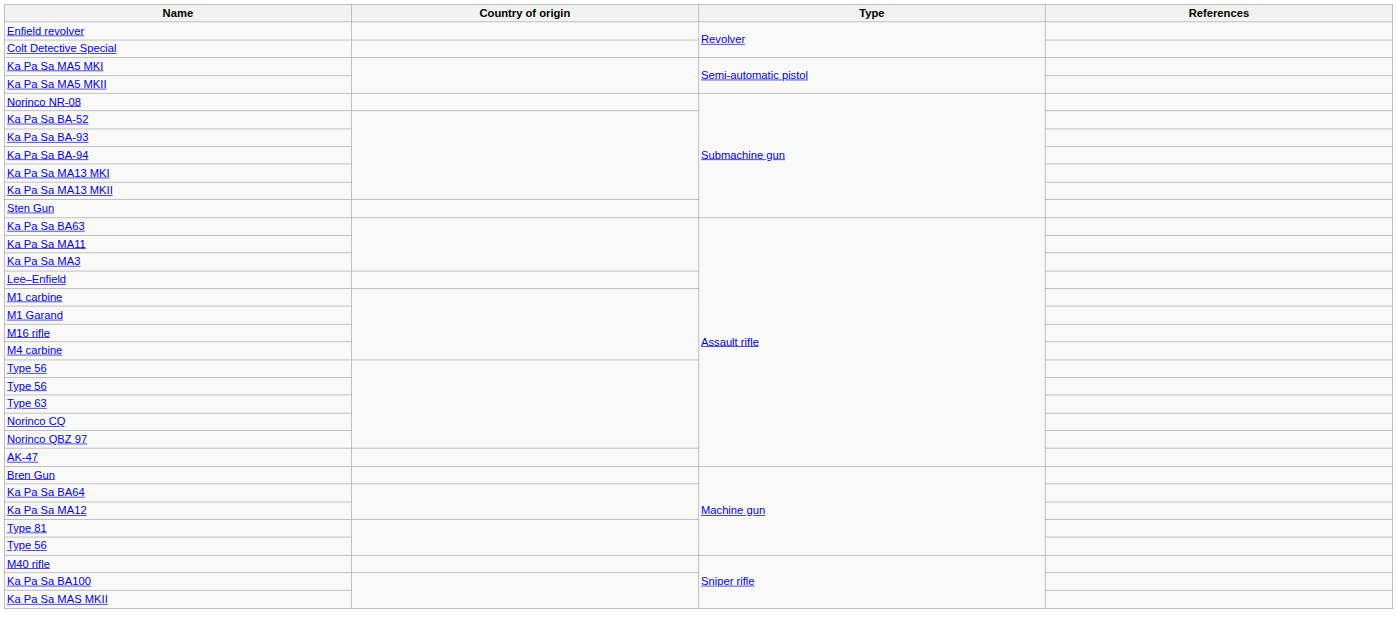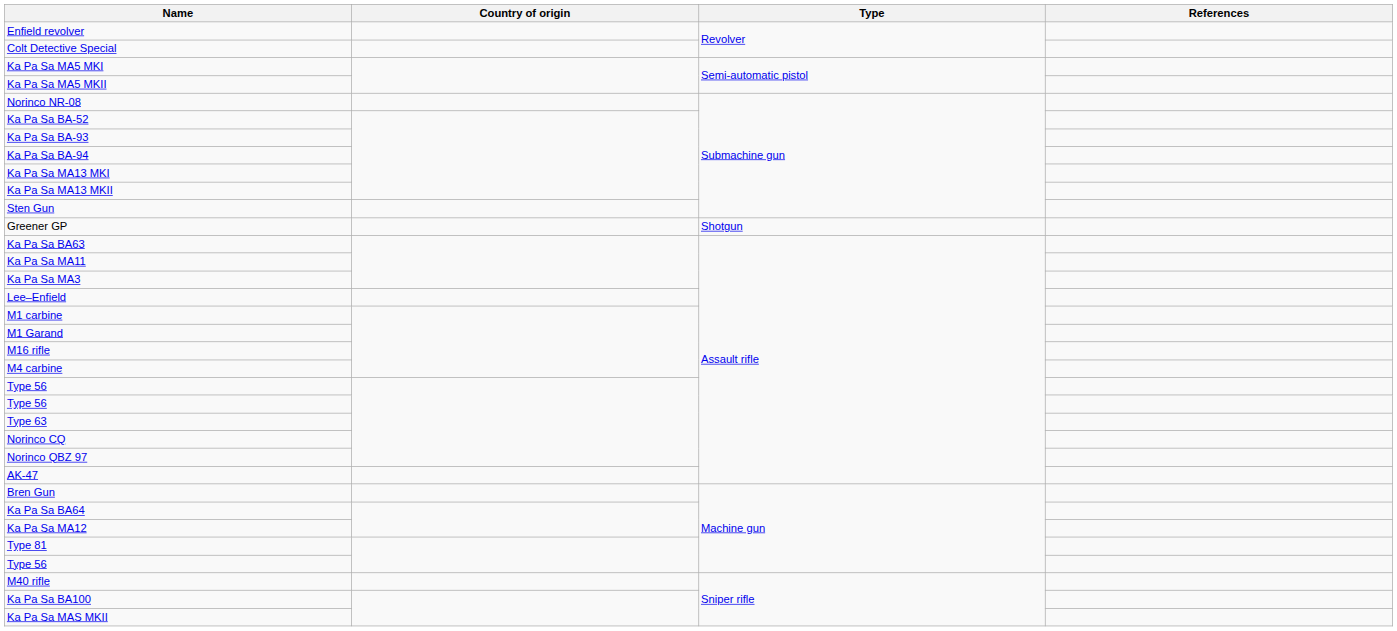+ row: (37, 226)
